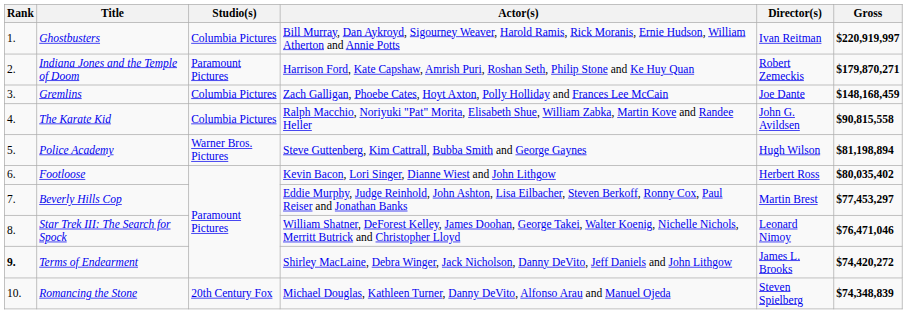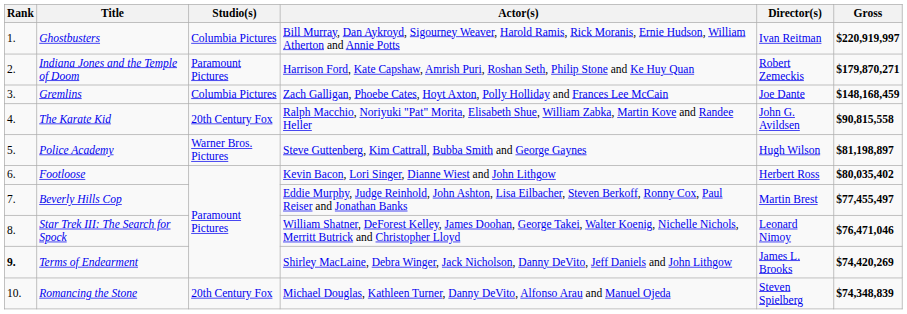(234, 119) Columbia Pictures -> (232, 119) 20th Century Fox
(865, 150) $81,198,894 -> (865, 150) $81,198,897
(865, 199) $77,453,297 -> (865, 199) $77,455,497
(865, 262) $74,420,272 -> (865, 262) $74,420,269
